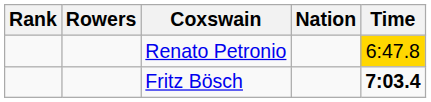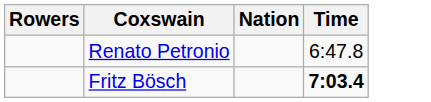- column: (33, 19)
(393, 50) gold background -> (336, 50) no background
